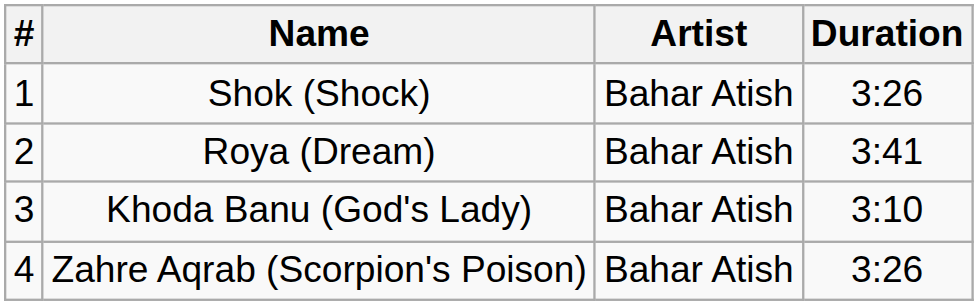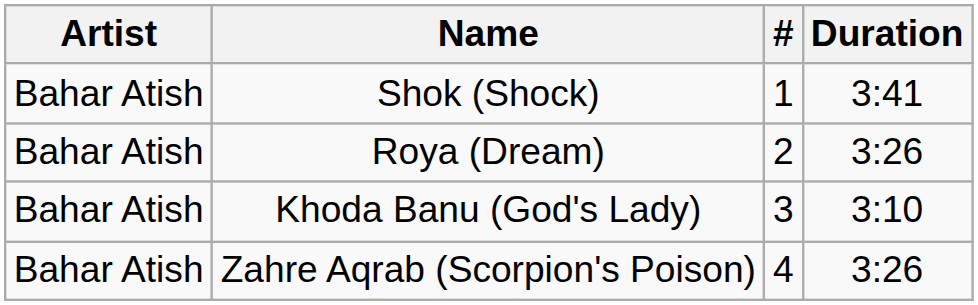columns swapped: (24, 33) <-> (699, 33)
(887, 92) 3:26 -> (887, 92) 3:41
(887, 151) 3:41 -> (887, 151) 3:26
